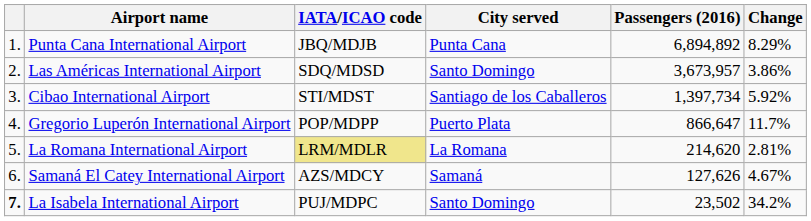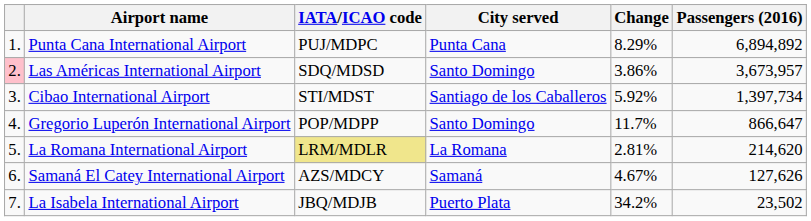columns swapped: (677, 17) <-> (775, 17)
(337, 44) JBQ/MDJB -> (338, 44) PUJ/MDPC
(15, 70) no background -> (15, 70) pink background
(470, 123) Puerto Plata -> (482, 123) Santo Domingo
(15, 202) bold -> (15, 202) normal
(338, 202) PUJ/MDPC -> (337, 202) JBQ/MDJB
(482, 202) Santo Domingo -> (470, 202) Puerto Plata
